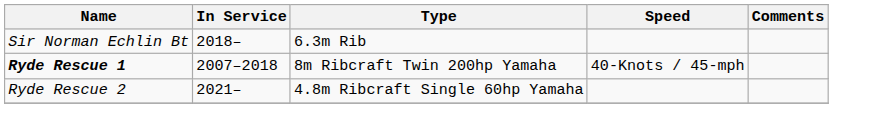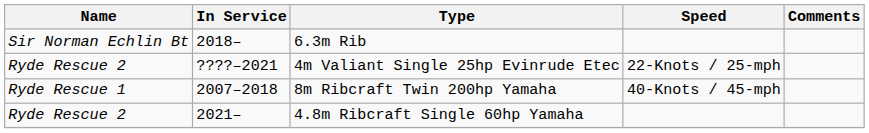+ row: (457, 66)
(67, 66) bold -> (67, 91) normal
